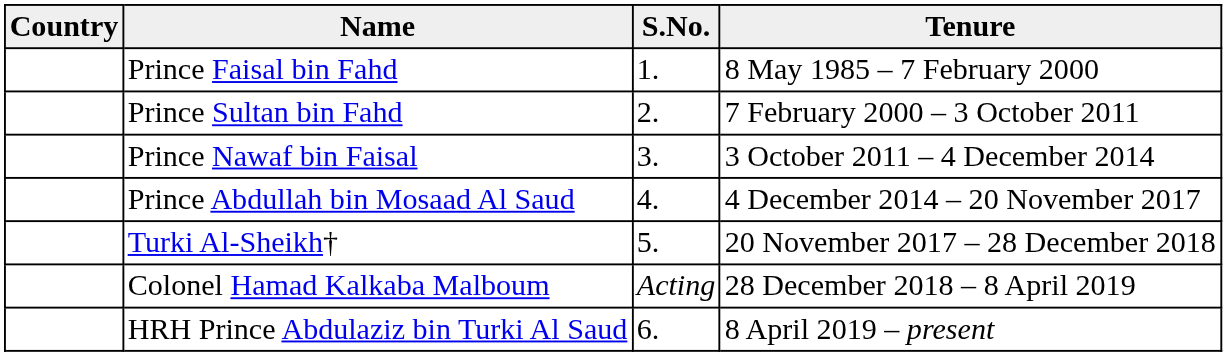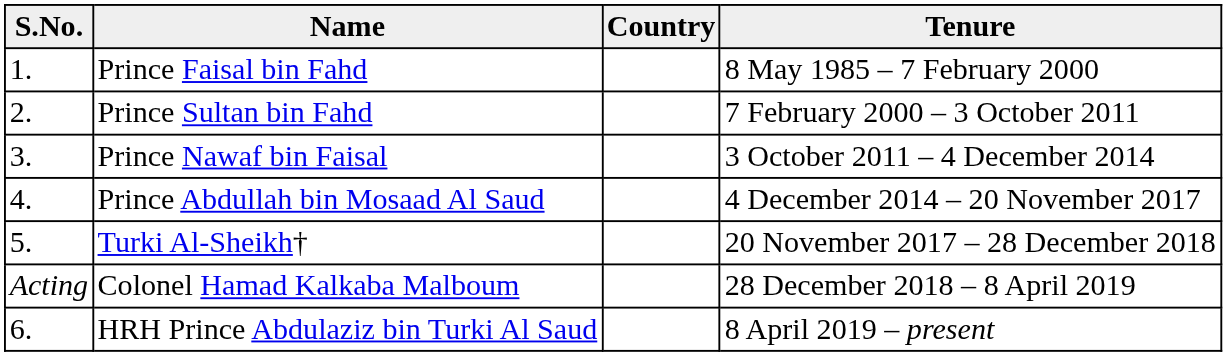columns swapped: (676, 26) <-> (64, 26)
